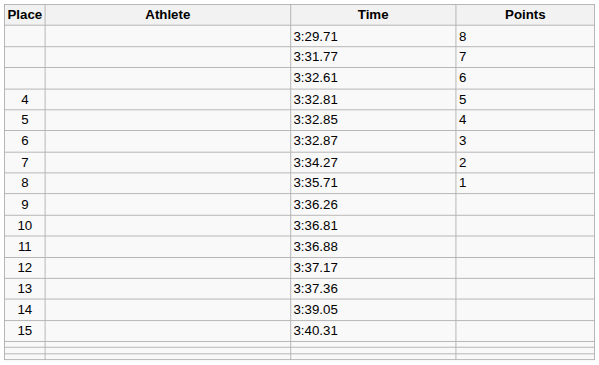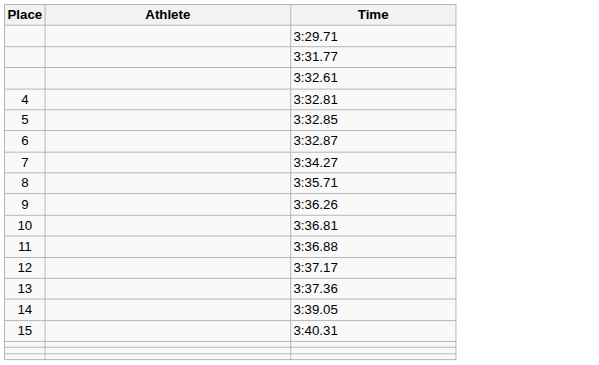- column: (525, 15)
